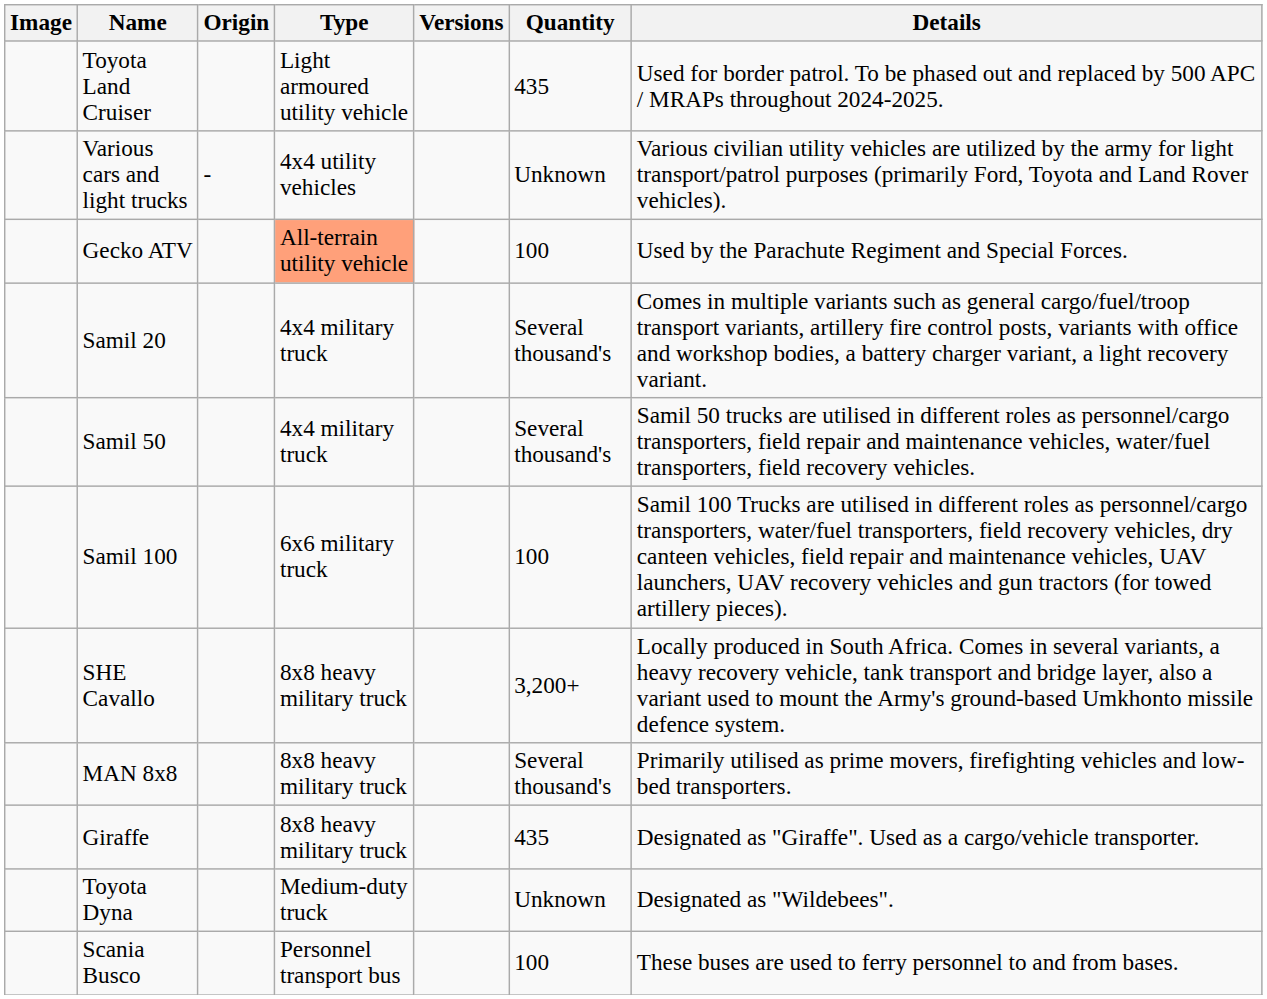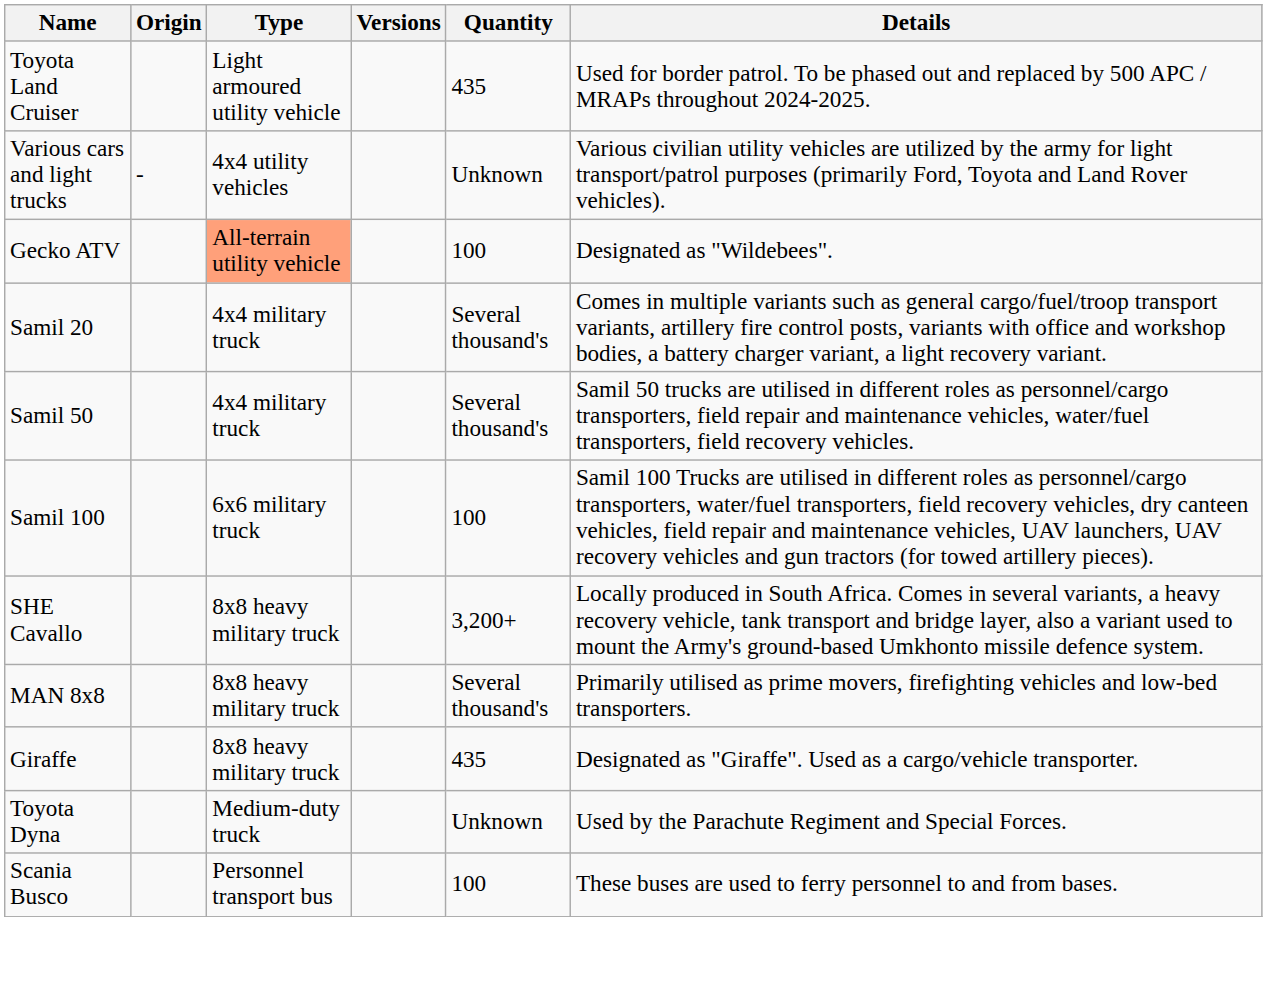- column: (41, 22)
(882, 250) Used by the Parachute Regiment and Special Forces. -> (704, 250) Designated as "Wildebees".
(765, 899) Designated as "Wildebees". -> (821, 821) Used by the Parachute Regiment and Special Forces.
